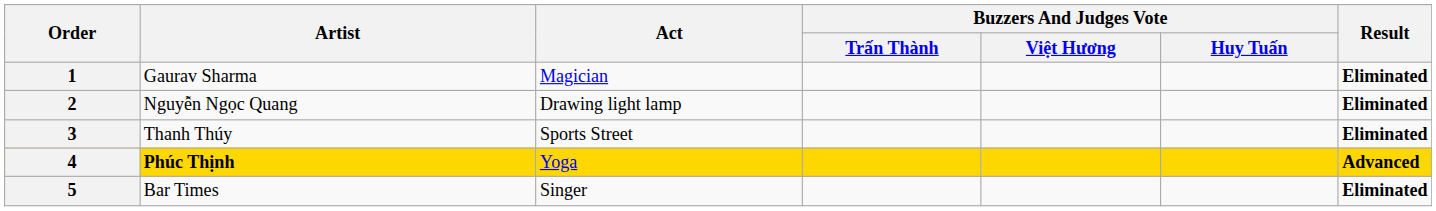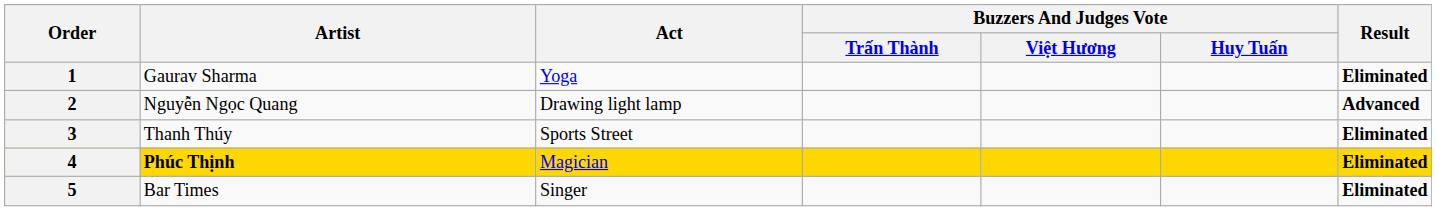(574, 76) Magician -> (559, 76) Yoga
(1385, 104) Eliminated -> (1381, 104) Advanced
(559, 162) Yoga -> (574, 162) Magician
(1381, 162) Advanced -> (1385, 162) Eliminated
